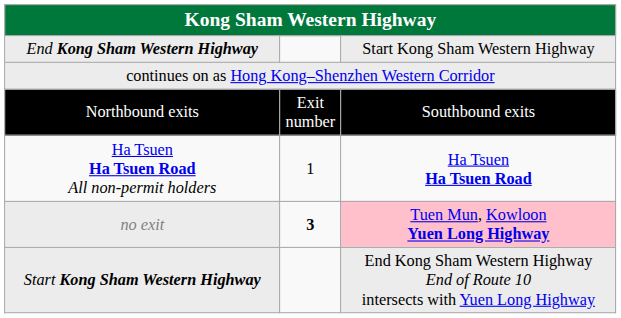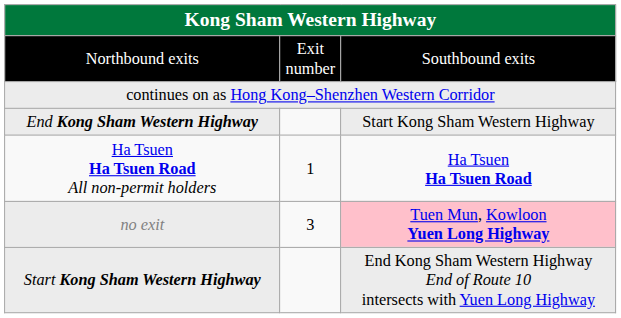rows swapped: (142, 112) <-> (142, 49)
(310, 224) bold -> (310, 224) normal
